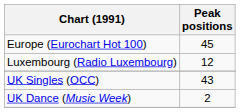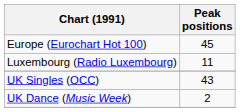(207, 62) 12 -> (207, 62) 11
